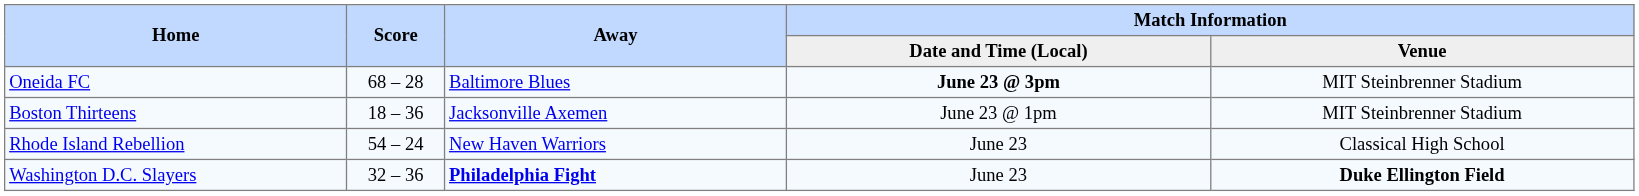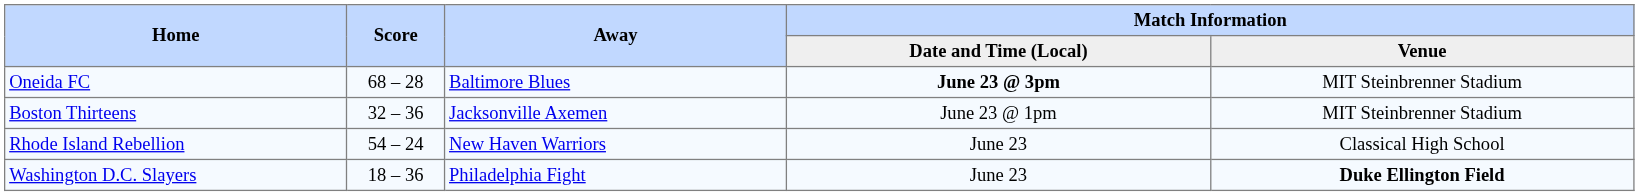(396, 112) 18 – 36 -> (396, 112) 32 – 36
(396, 174) 32 – 36 -> (396, 174) 18 – 36
(523, 174) bold -> (517, 174) normal
